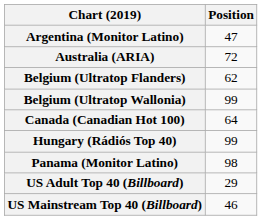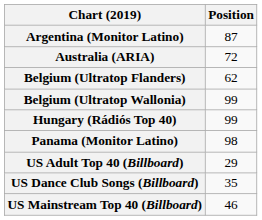(231, 36) 47 -> (231, 36) 87
- row: (105, 120)
+ row: (105, 183)
